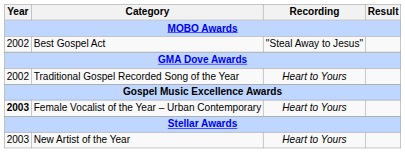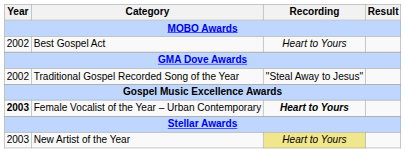(314, 44) "Steal Away to Jesus" -> (314, 44) Heart to Yours
(314, 76) Heart to Yours -> (314, 76) "Steal Away to Jesus"
(314, 108) normal -> (314, 108) bold
(314, 140) no background -> (314, 140) khaki background
